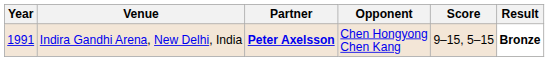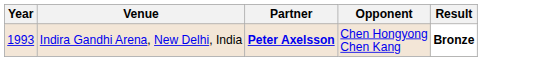- column: (464, 14)
(21, 40) 1991 -> (21, 40) 1993
